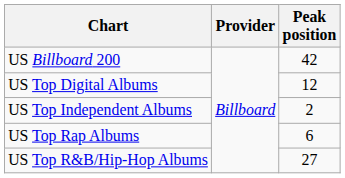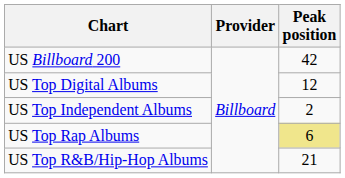(309, 135) no background -> (309, 135) khaki background
(309, 160) 27 -> (309, 160) 21
